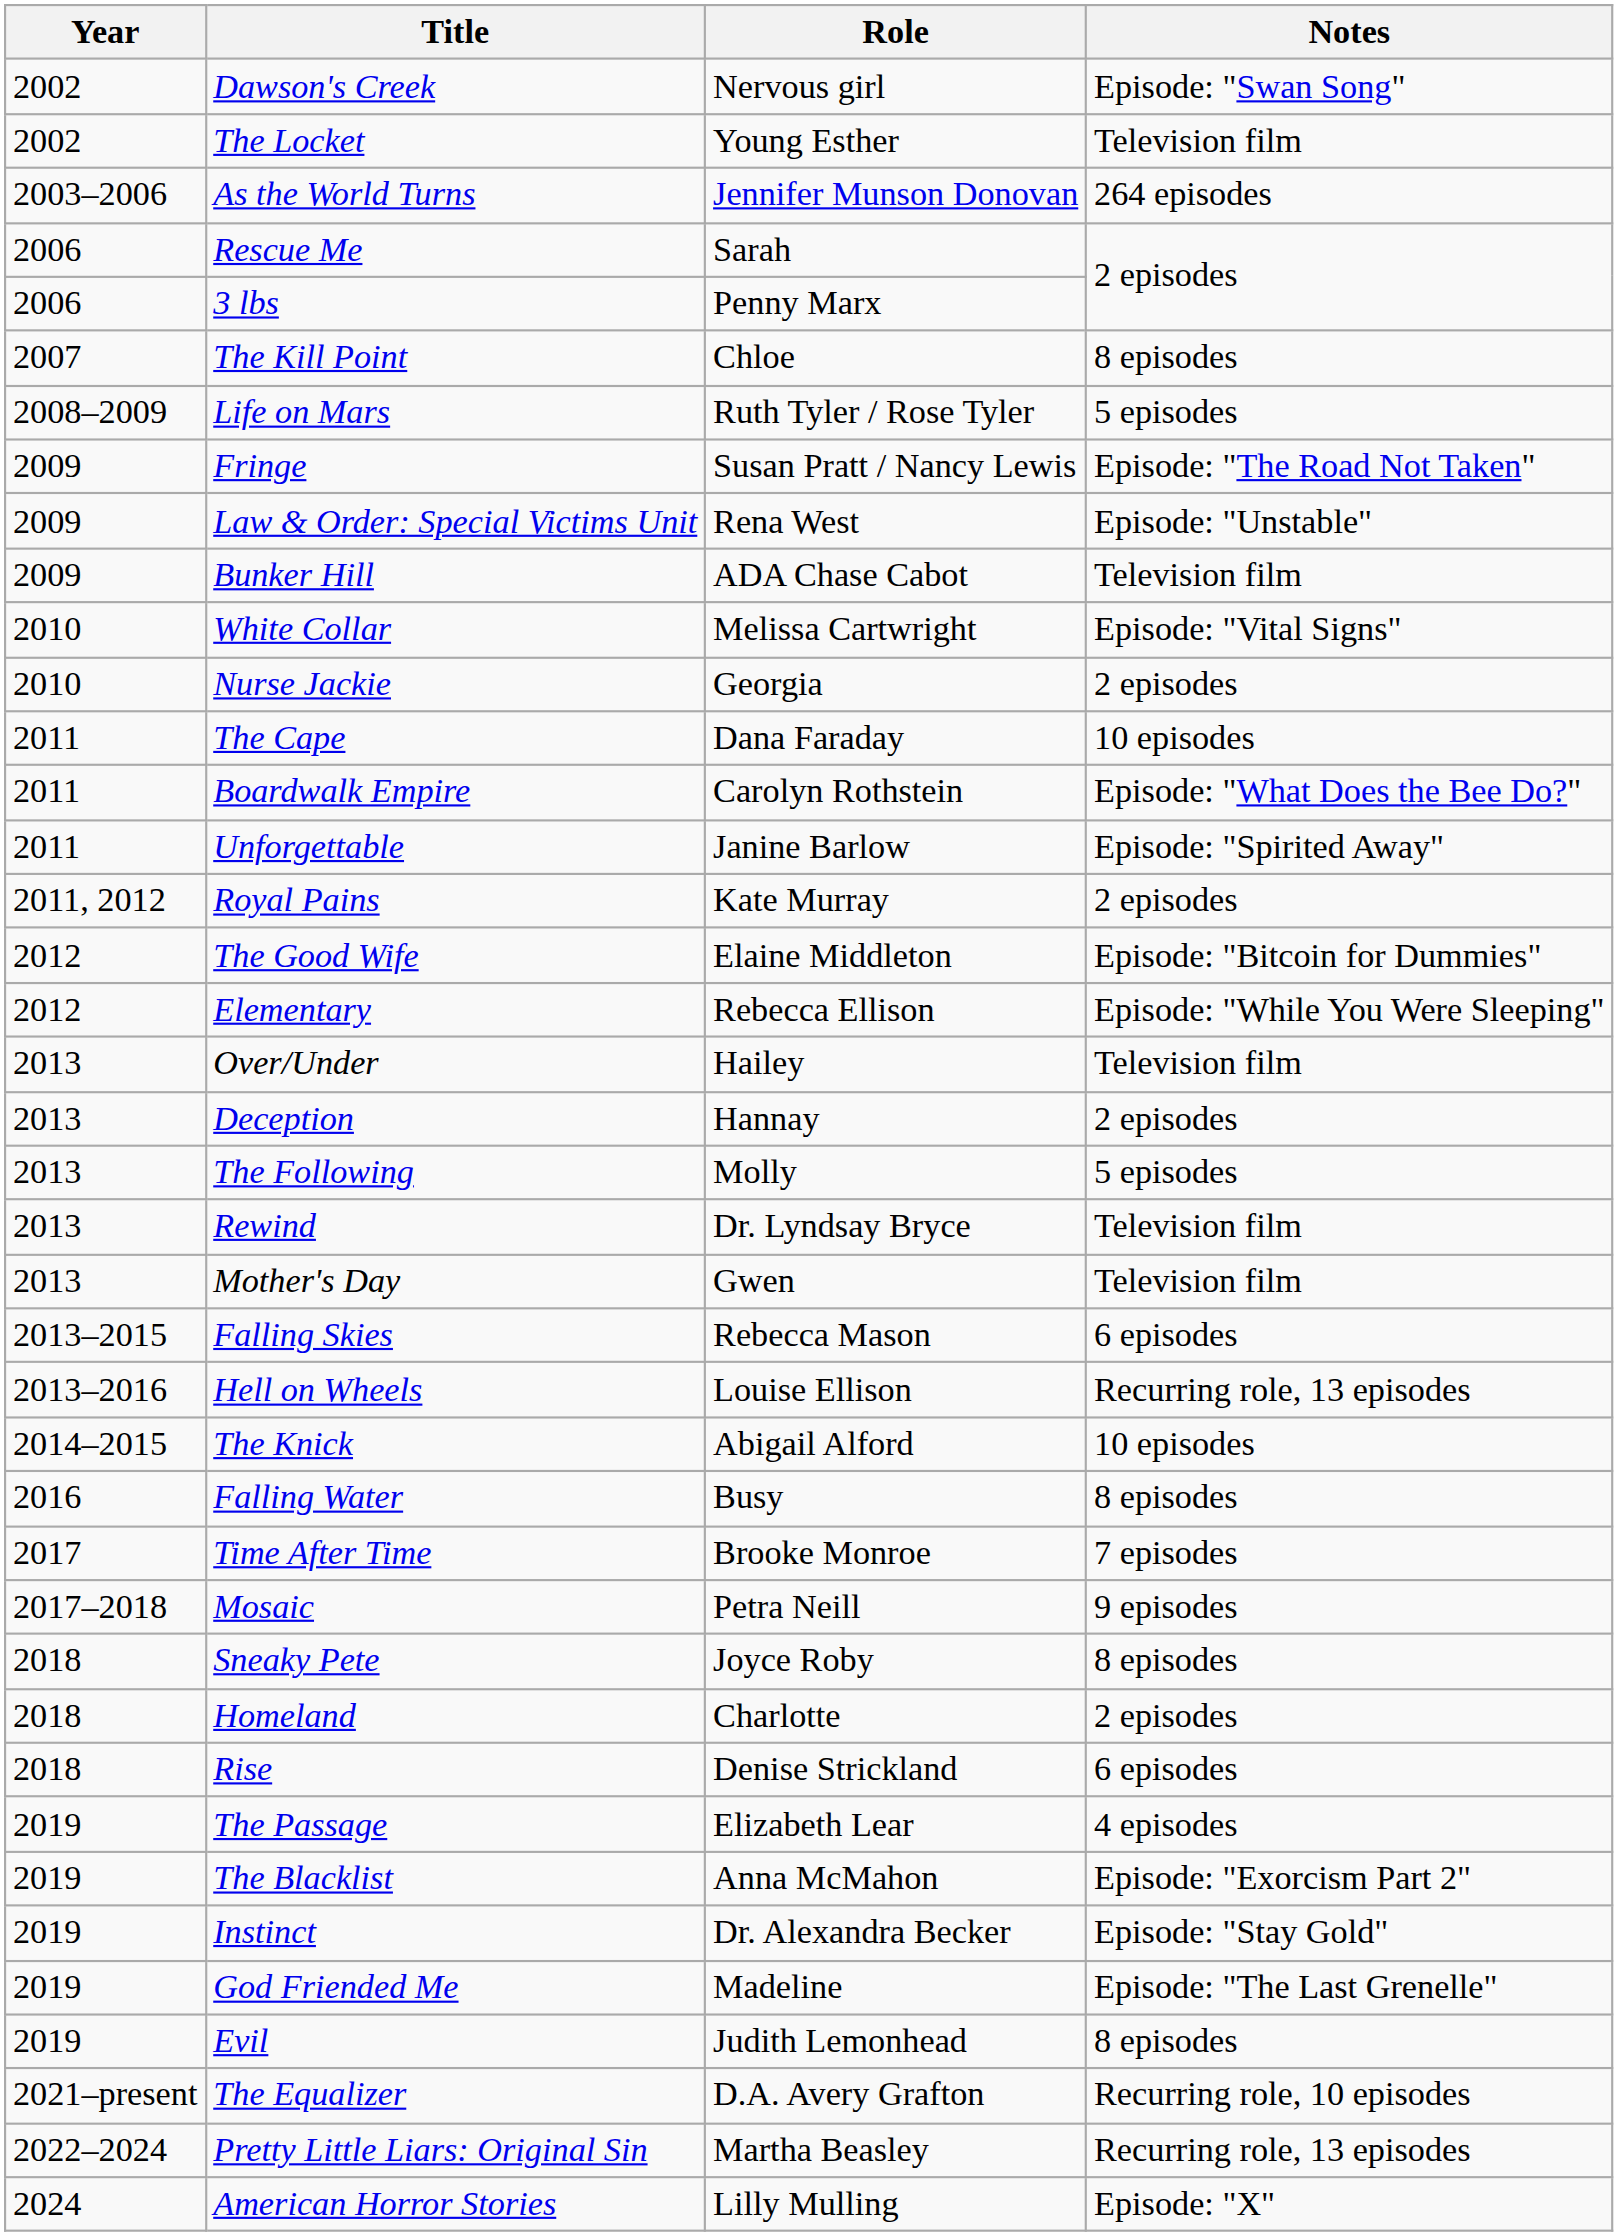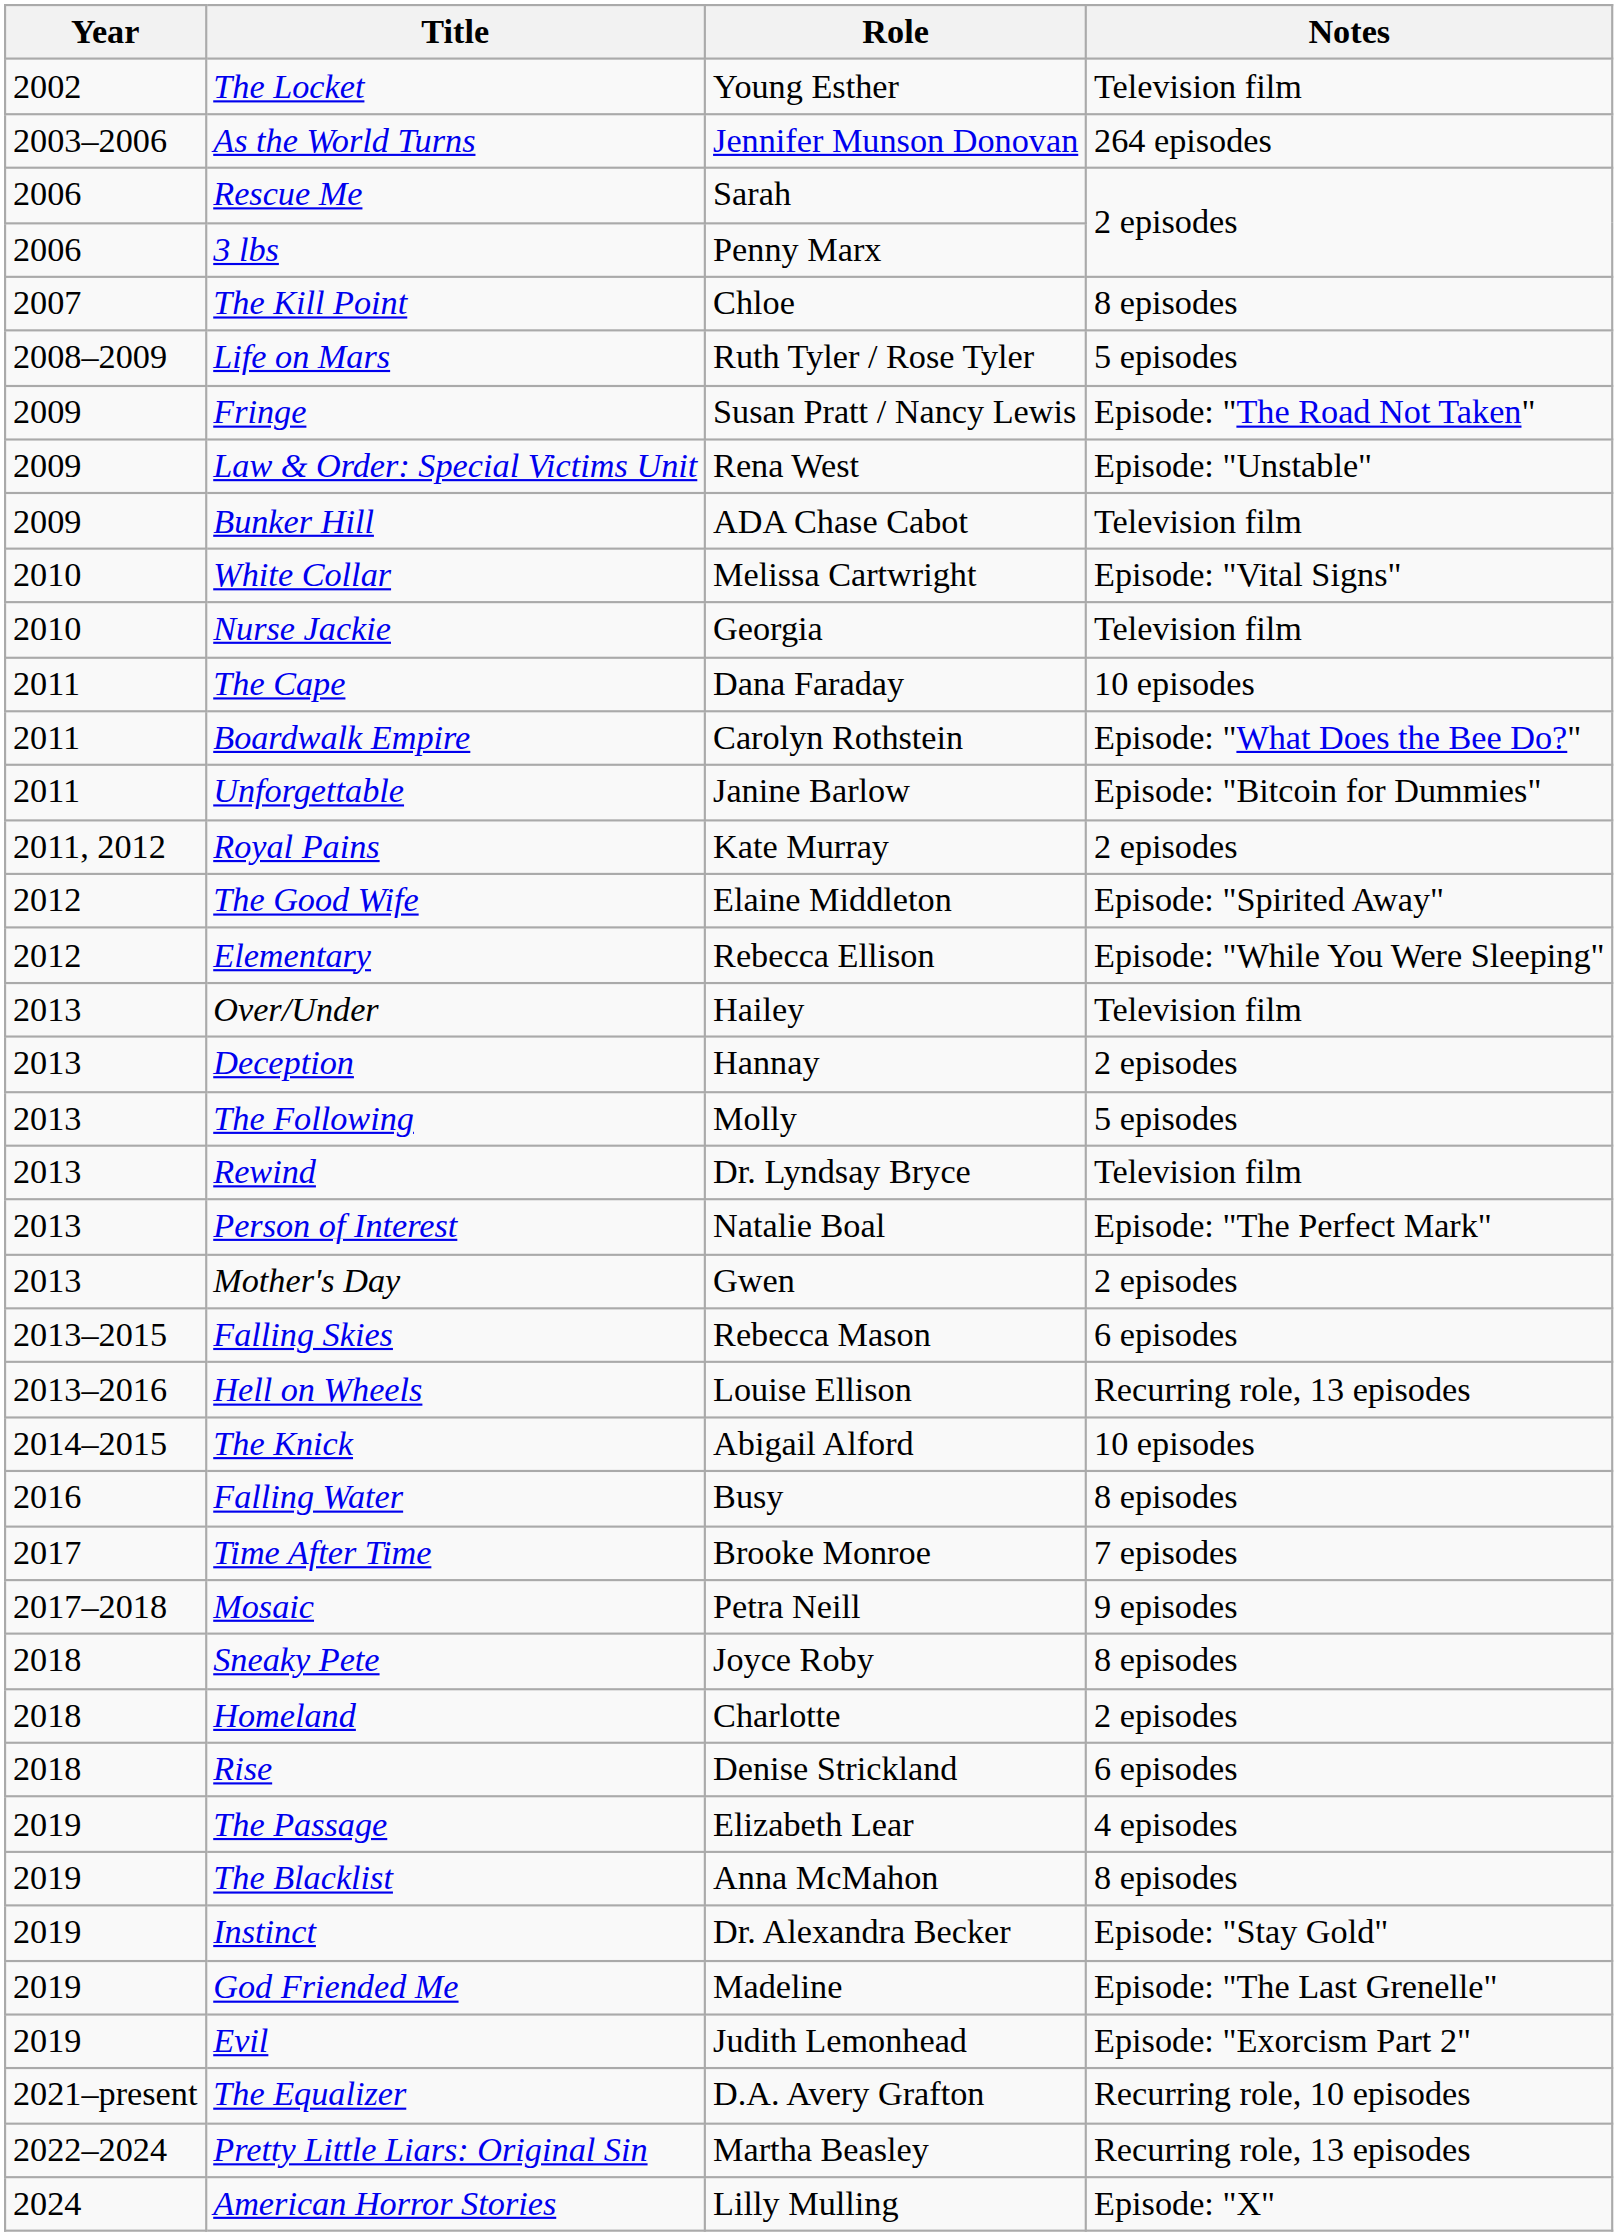- row: (324, 85)
(1166, 683) 2 episodes -> (1198, 628) Television film
(1269, 846) Episode: "Spirited Away" -> (1318, 791) Episode: "Bitcoin for Dummies"
(1318, 954) Episode: "Bitcoin for Dummies" -> (1269, 900) Episode: "Spirited Away"
+ row: (335, 1226)
(1198, 1280) Television film -> (1166, 1280) 2 episodes
(1283, 1877) Episode: "Exorcism Part 2" -> (1166, 1877) 8 episodes
(1166, 2040) 8 episodes -> (1283, 2040) Episode: "Exorcism Part 2"
